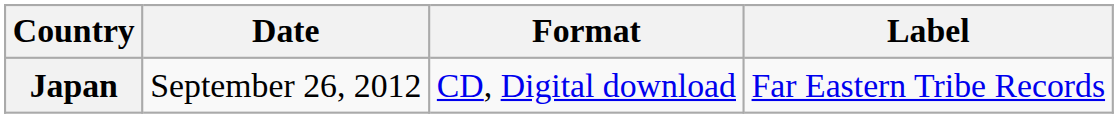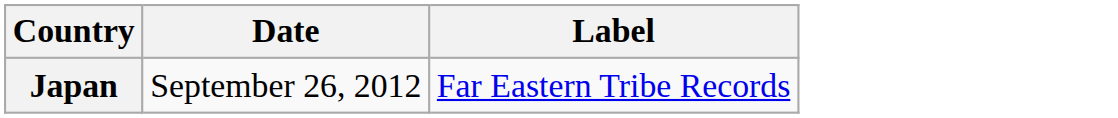- column: (586, 31)
